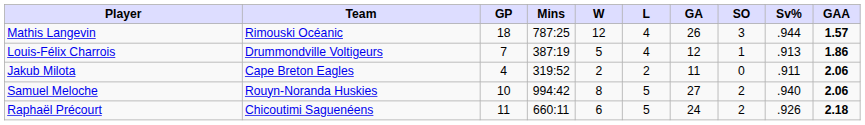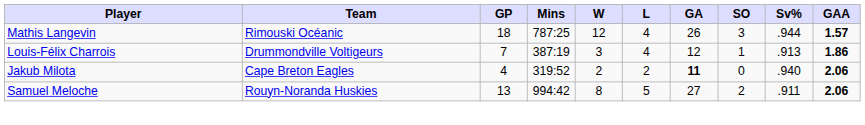(599, 52) 5 -> (599, 52) 3
(694, 71) normal -> (694, 71) bold
(789, 71) .911 -> (789, 71) .940
(504, 91) 10 -> (504, 91) 13
(789, 91) .940 -> (789, 91) .911
- row: (54, 110)
